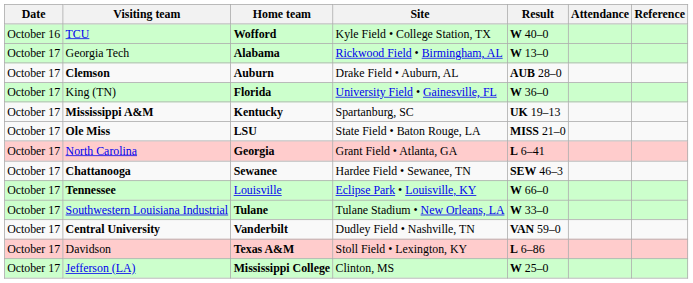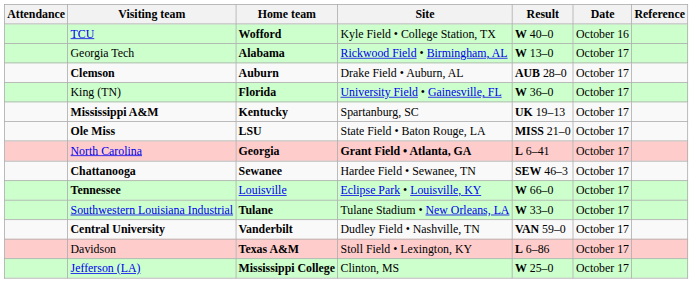columns swapped: (34, 14) <-> (600, 14)
(396, 151) normal -> (406, 151) bold
